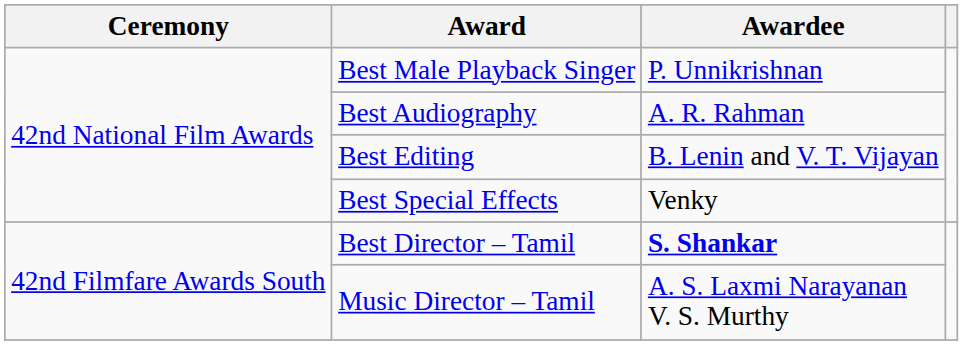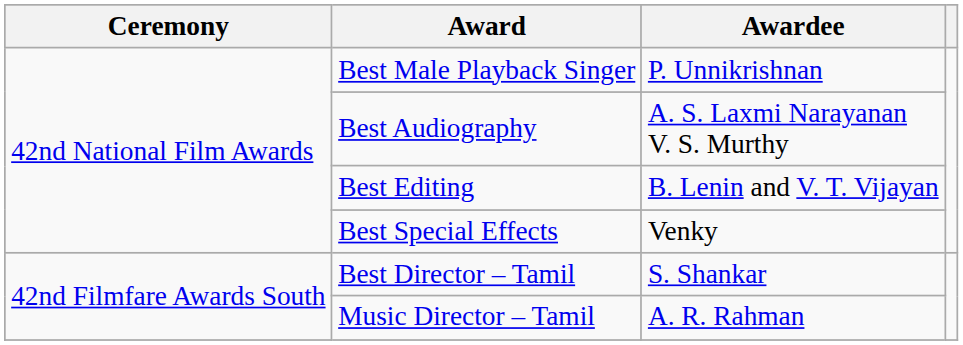(726, 112) A. R. Rahman -> (777, 128) A. S. Laxmi Narayanan V. S. Murthy
(713, 243) bold -> (707, 273) normal
(777, 301) A. S. Laxmi Narayanan V. S. Murthy -> (726, 317) A. R. Rahman
